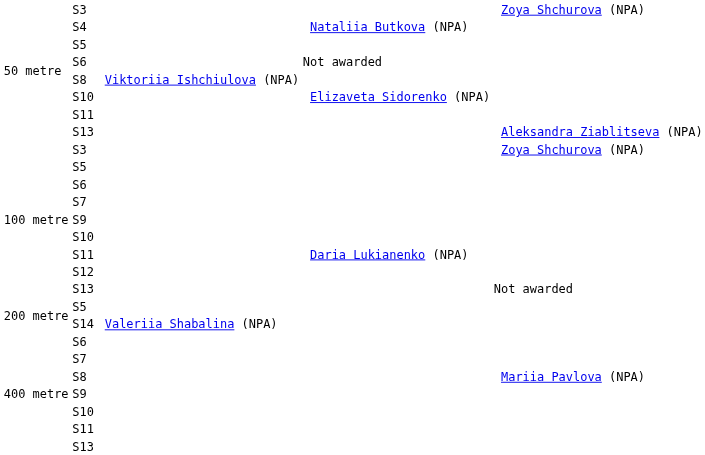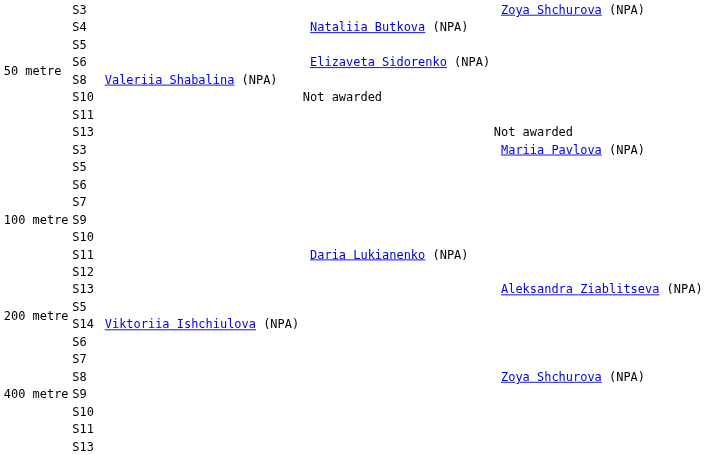(342, 62) Not awarded -> (396, 62) Elizaveta Sidorenko (NPA)
(198, 80) Viktoriia Ishchiulova (NPA) -> (188, 80) Valeriia Shabalina (NPA)
(396, 97) Elizaveta Sidorenko (NPA) -> (342, 97) Not awarded
(598, 132) Aleksandra Ziablitseva (NPA) -> (533, 132) Not awarded
(569, 150) Zoya Shchurova (NPA) -> (569, 150) Mariia Pavlova (NPA)
(533, 289) Not awarded -> (598, 289) Aleksandra Ziablitseva (NPA)
(188, 324) Valeriia Shabalina (NPA) -> (198, 324) Viktoriia Ishchiulova (NPA)
(569, 377) Mariia Pavlova (NPA) -> (569, 377) Zoya Shchurova (NPA)
